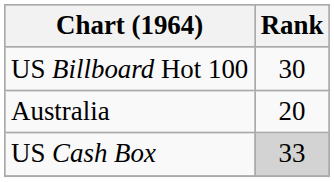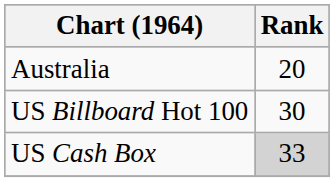rows swapped: (60, 111) <-> (130, 68)
